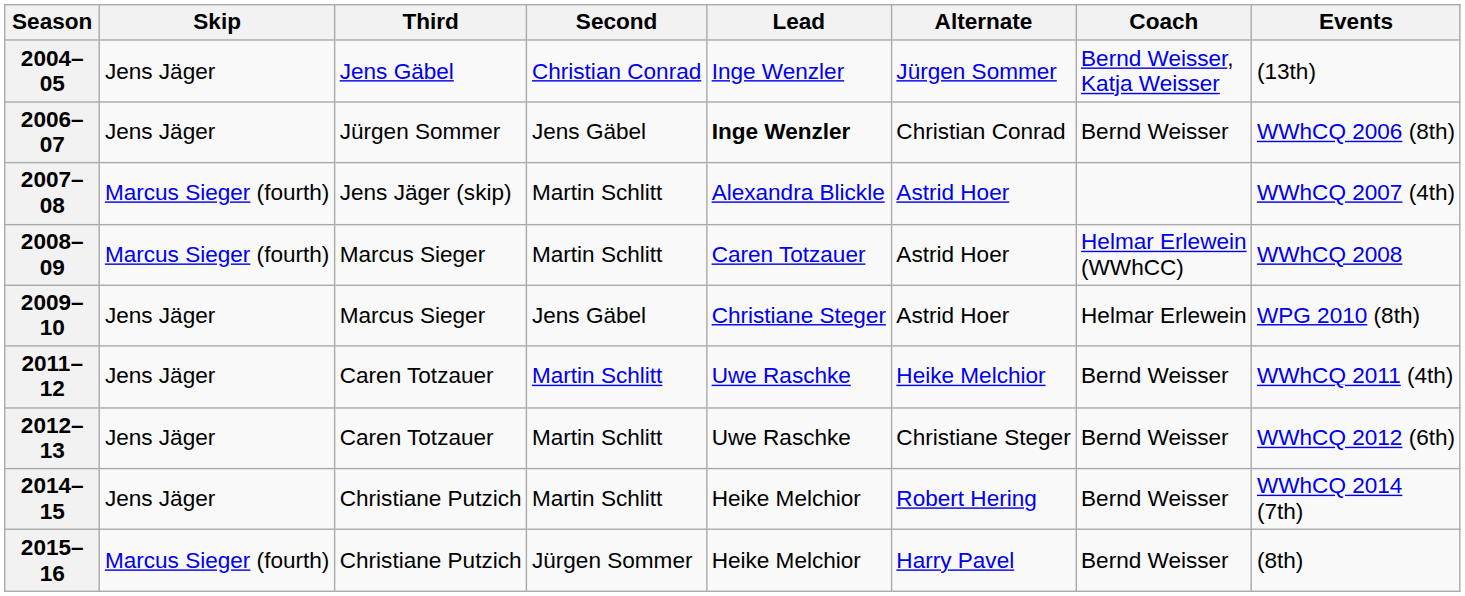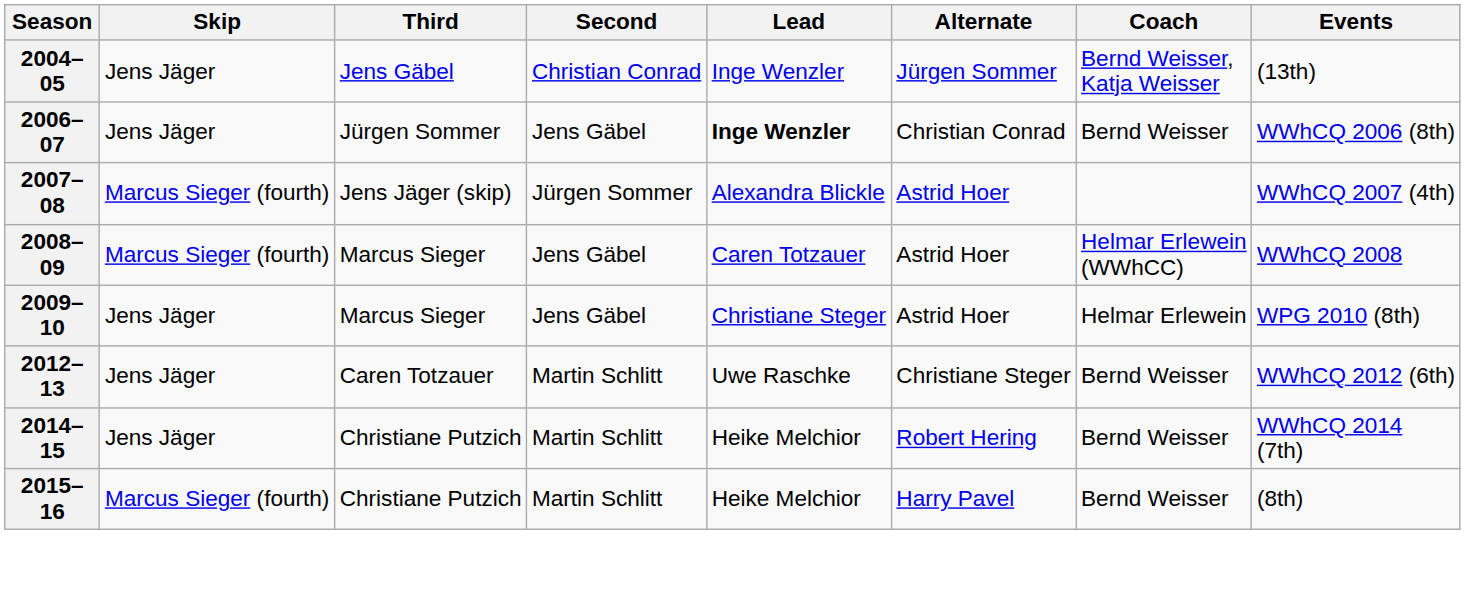(597, 193) Martin Schlitt -> (612, 193) Jürgen Sommer
(597, 254) Martin Schlitt -> (589, 254) Jens Gäbel
- row: (52, 376)
(612, 560) Jürgen Sommer -> (597, 498) Martin Schlitt
